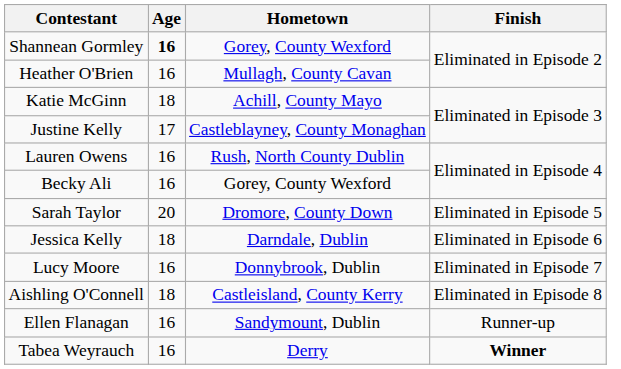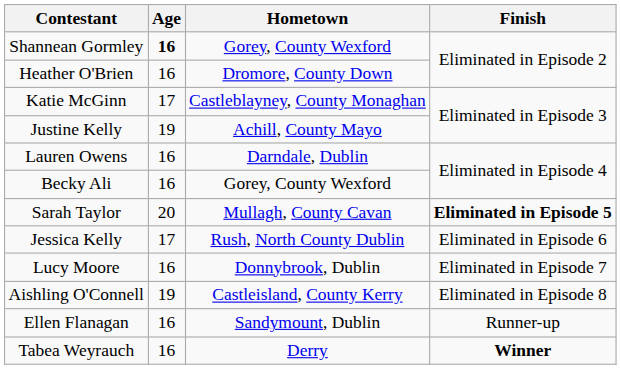(307, 73) Mullagh, County Cavan -> (307, 73) Dromore, County Down
(167, 101) 18 -> (167, 101) 17
(307, 101) Achill, County Mayo -> (307, 101) Castleblayney, County Monaghan
(167, 128) 17 -> (167, 128) 19
(307, 128) Castleblayney, County Monaghan -> (307, 128) Achill, County Mayo
(307, 156) Rush, North County Dublin -> (307, 156) Darndale, Dublin
(307, 211) Dromore, County Down -> (307, 211) Mullagh, County Cavan
(518, 211) normal -> (523, 211) bold
(167, 239) 18 -> (167, 239) 17
(307, 239) Darndale, Dublin -> (307, 239) Rush, North County Dublin
(167, 294) 18 -> (167, 294) 19
